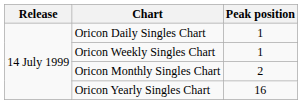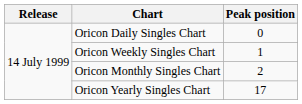(260, 33) 1 -> (260, 33) 0
(260, 90) 16 -> (260, 90) 17
